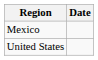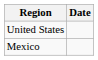rows swapped: (23, 30) <-> (36, 47)
